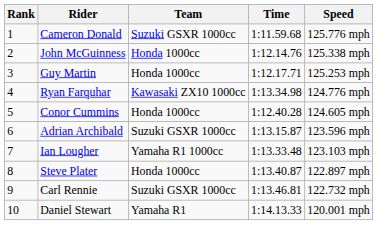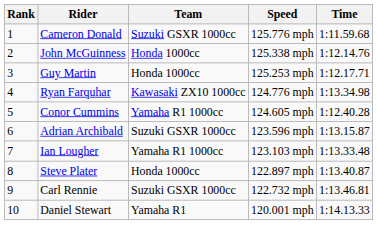columns swapped: (339, 14) <-> (276, 14)
(165, 112) Honda 1000cc -> (177, 112) Yamaha R1 1000cc
